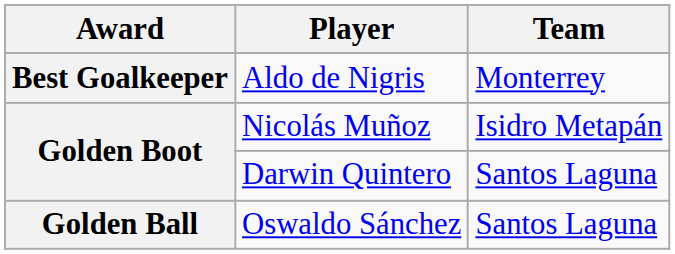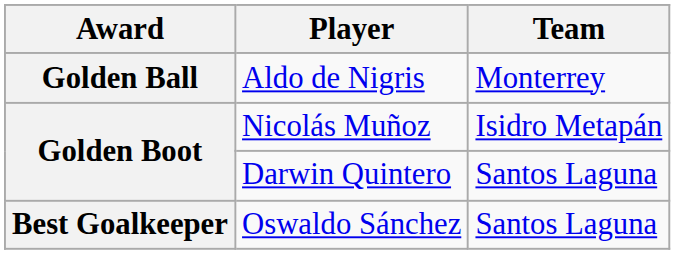(120, 77) Best Goalkeeper -> (120, 77) Golden Ball
(120, 223) Golden Ball -> (120, 223) Best Goalkeeper
